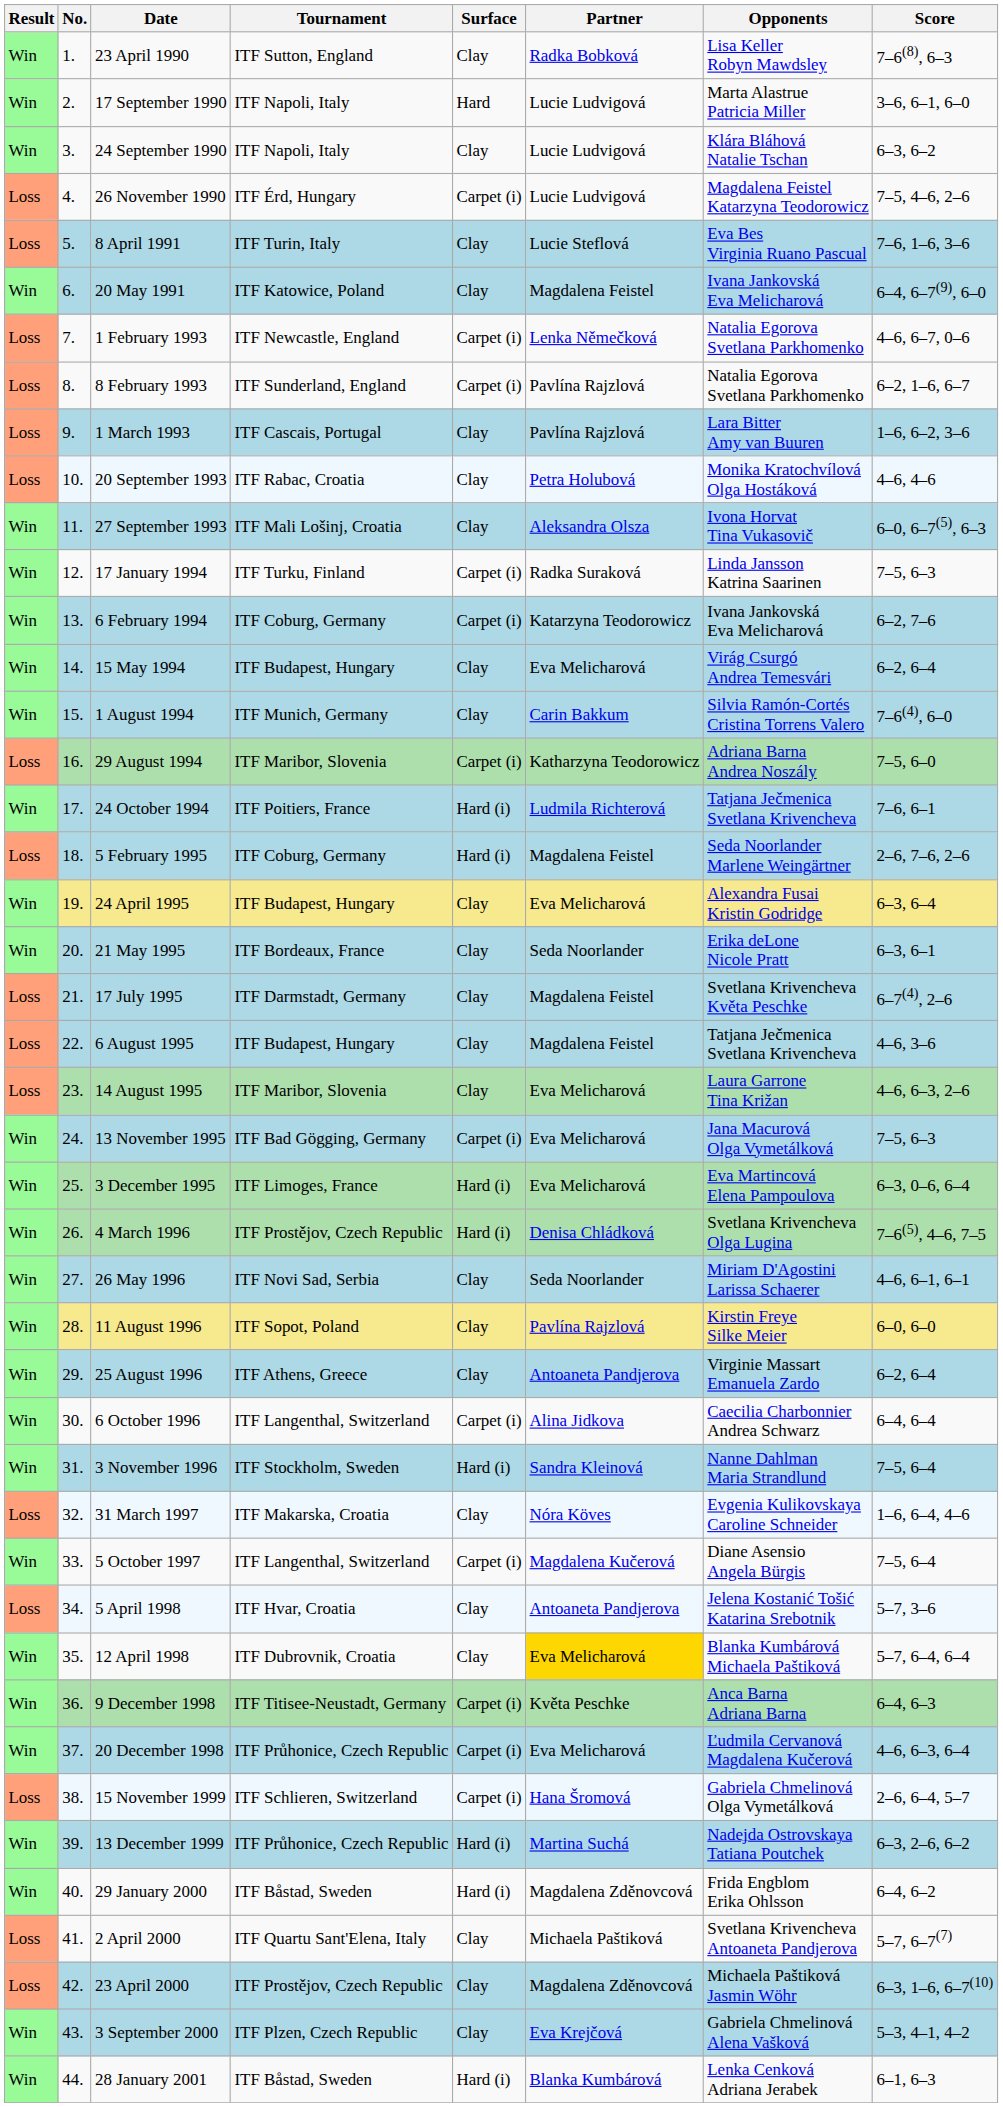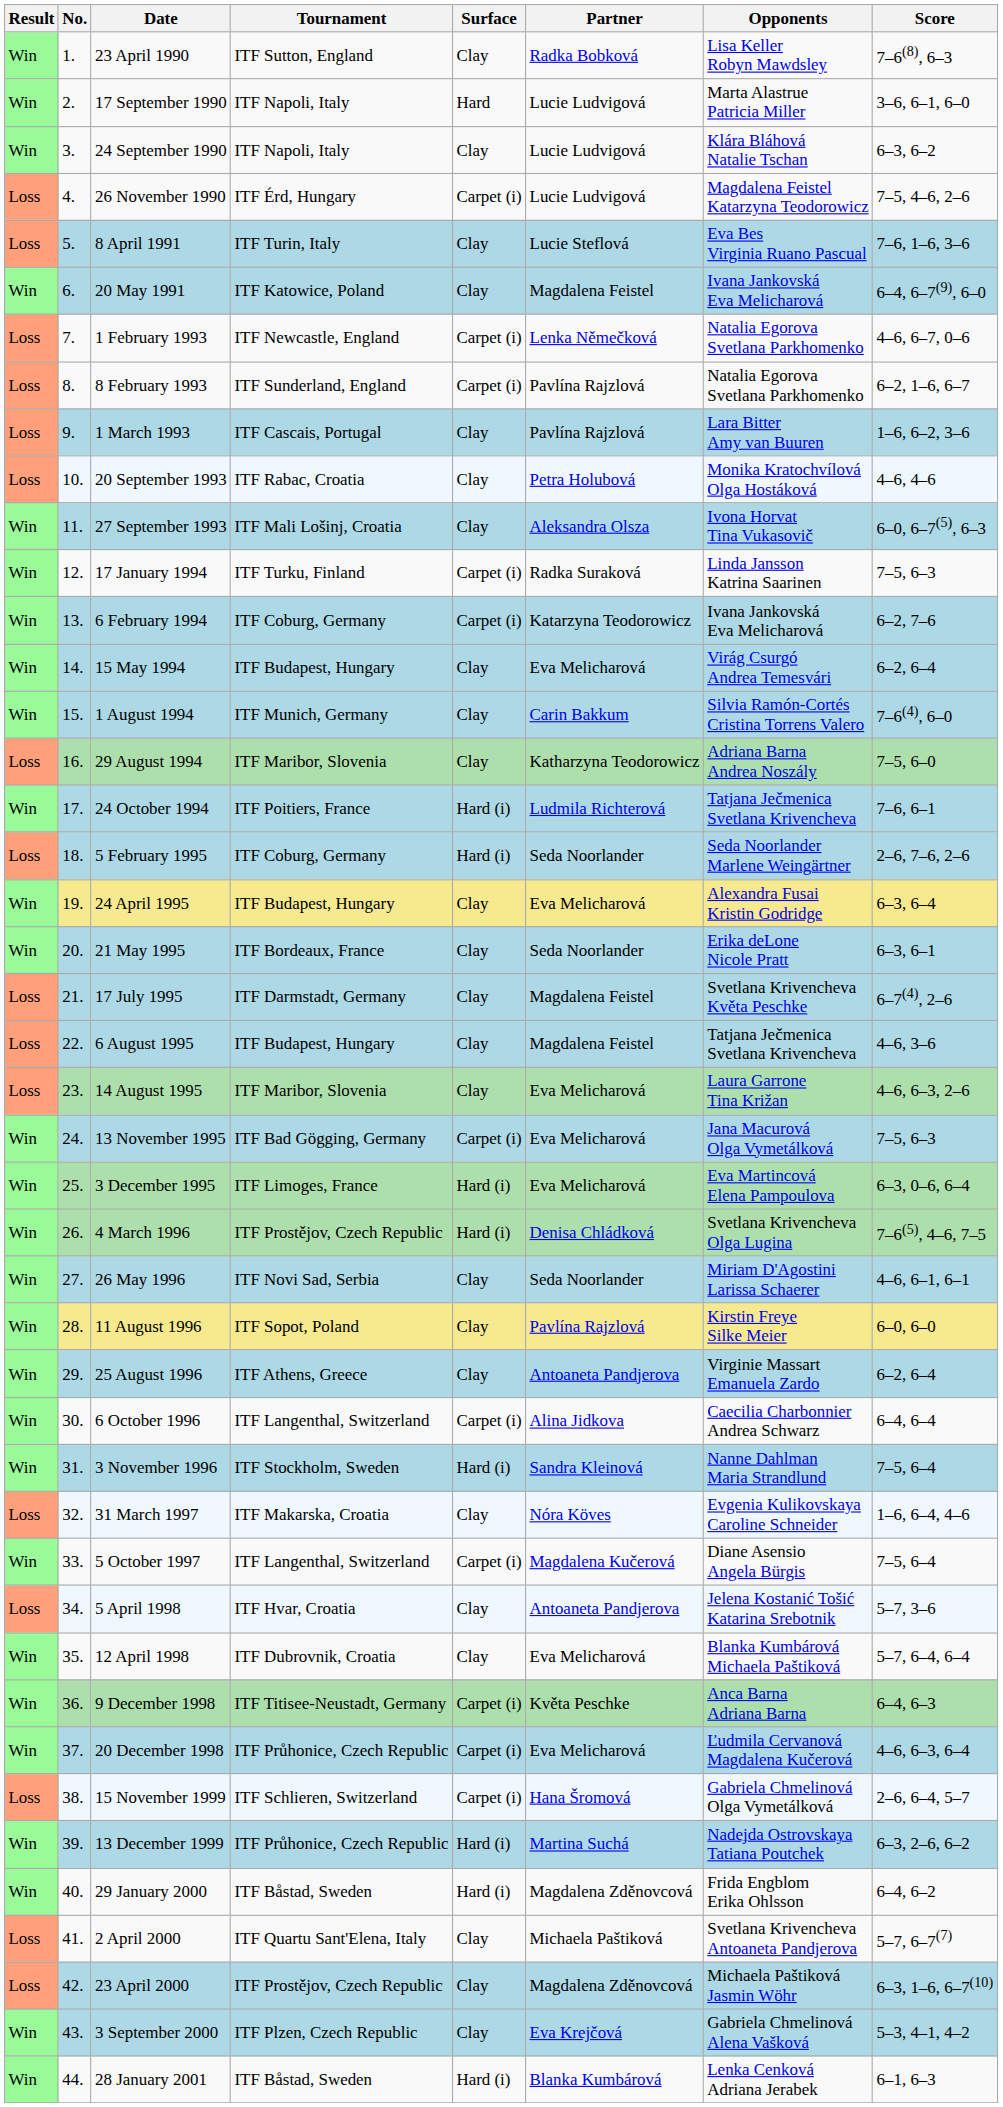(489, 761) Carpet (i) -> (472, 761) Clay
(592, 855) Magdalena Feistel -> (587, 855) Seda Noorlander
(588, 1655) gold background -> (588, 1655) no background
